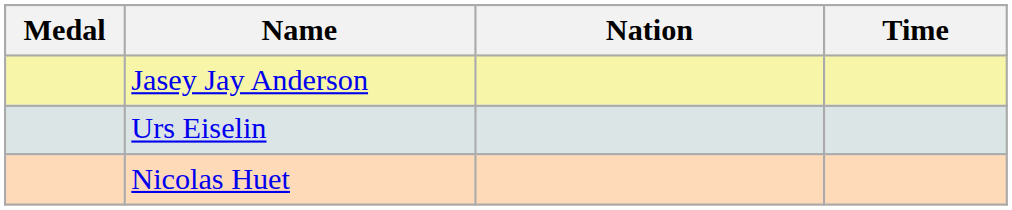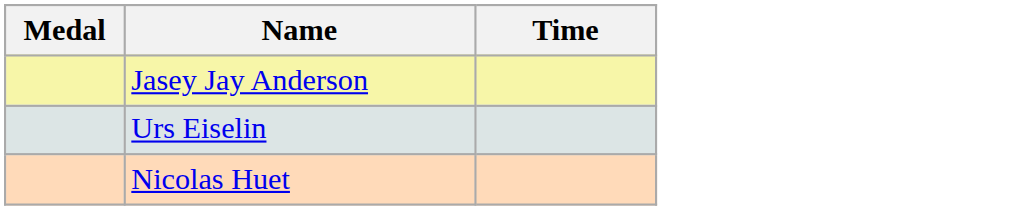- column: (649, 29)
